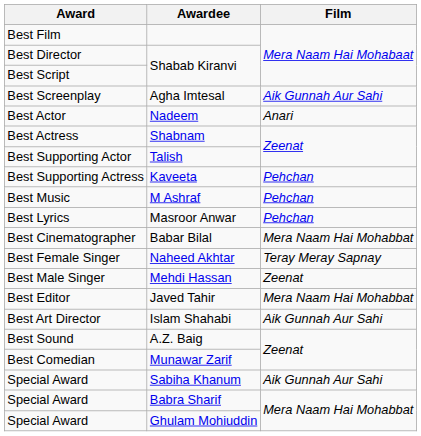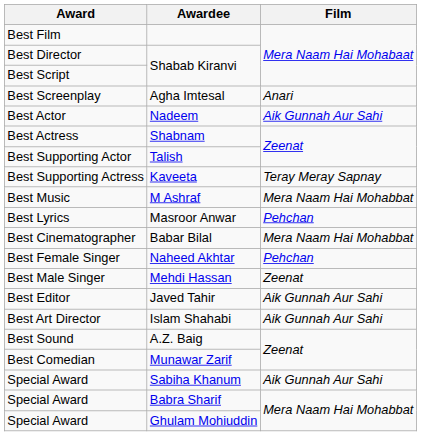(323, 95) Aik Gunnah Aur Sahi -> (278, 95) Anari
(278, 116) Anari -> (323, 116) Aik Gunnah Aur Sahi
(288, 177) Pehchan -> (322, 177) Teray Meray Sapnay
(288, 197) Pehchan -> (338, 197) Mera Naam Hai Mohabbat
(322, 258) Teray Meray Sapnay -> (288, 258) Pehchan
(338, 298) Mera Naam Hai Mohabbat -> (323, 298) Aik Gunnah Aur Sahi
